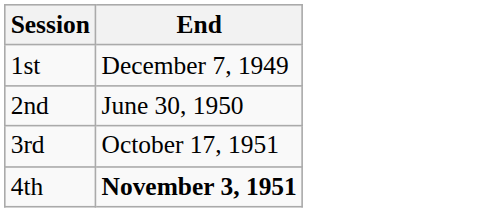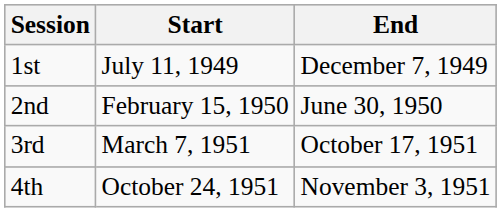+ column: (195, 24)
(199, 186) bold -> (396, 186) normal
